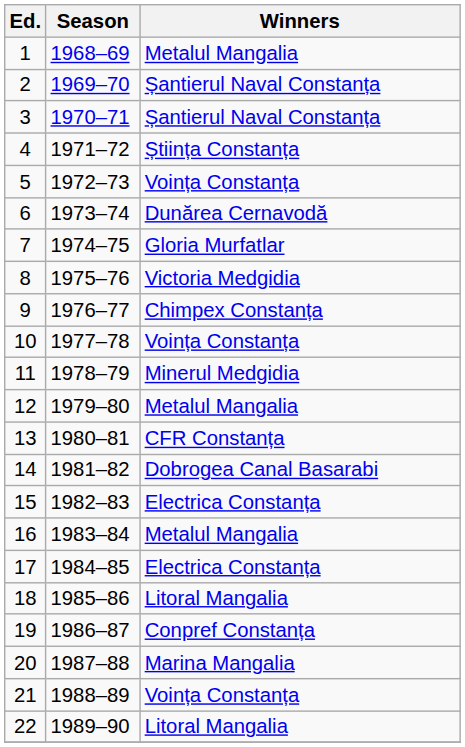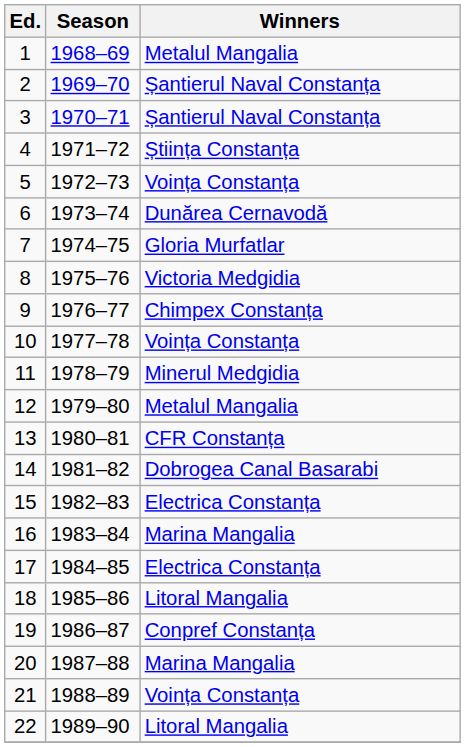(221, 534) Metalul Mangalia -> (220, 534) Marina Mangalia
